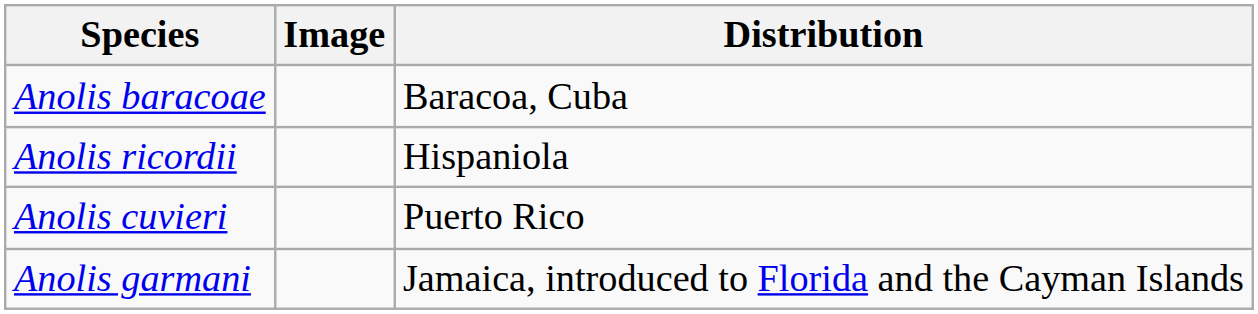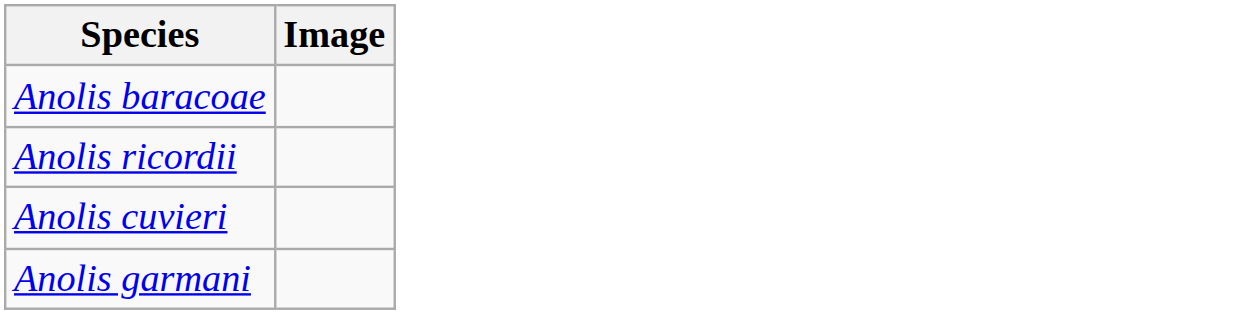- column: (823, 34)
